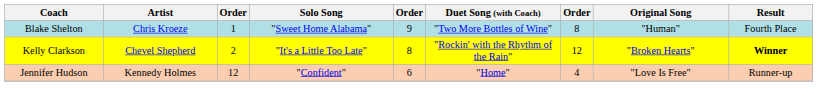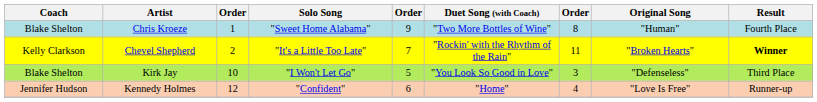(409, 50) 8 -> (408, 50) 7
(577, 50) 12 -> (576, 50) 11
+ row: (160, 72)
